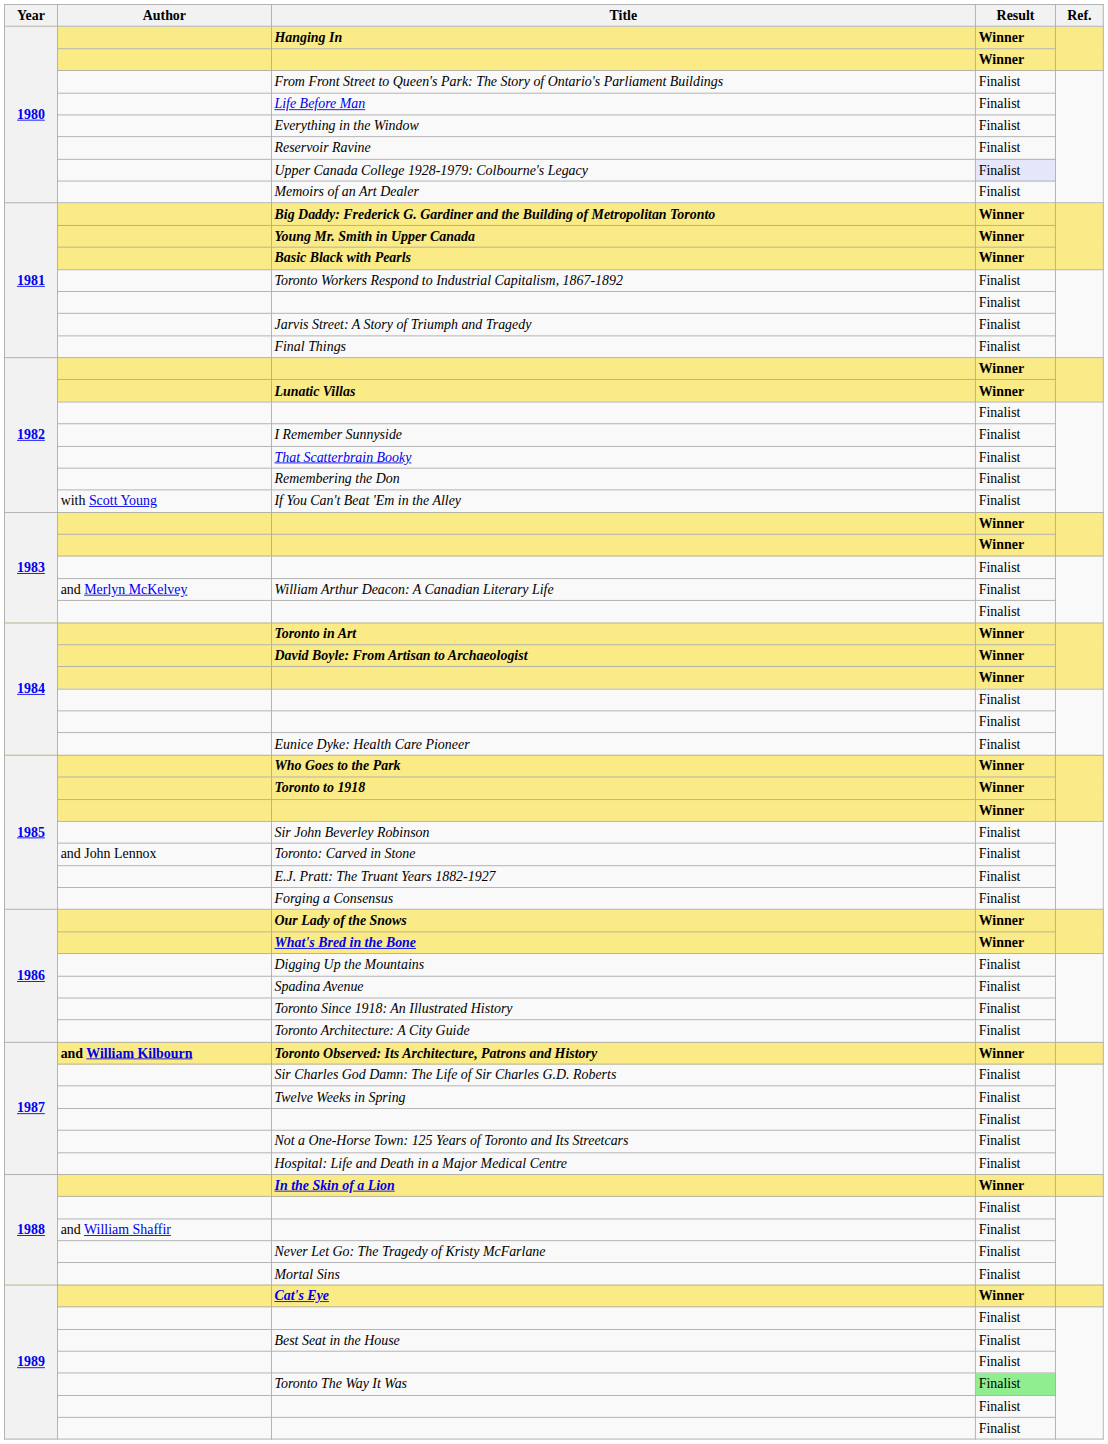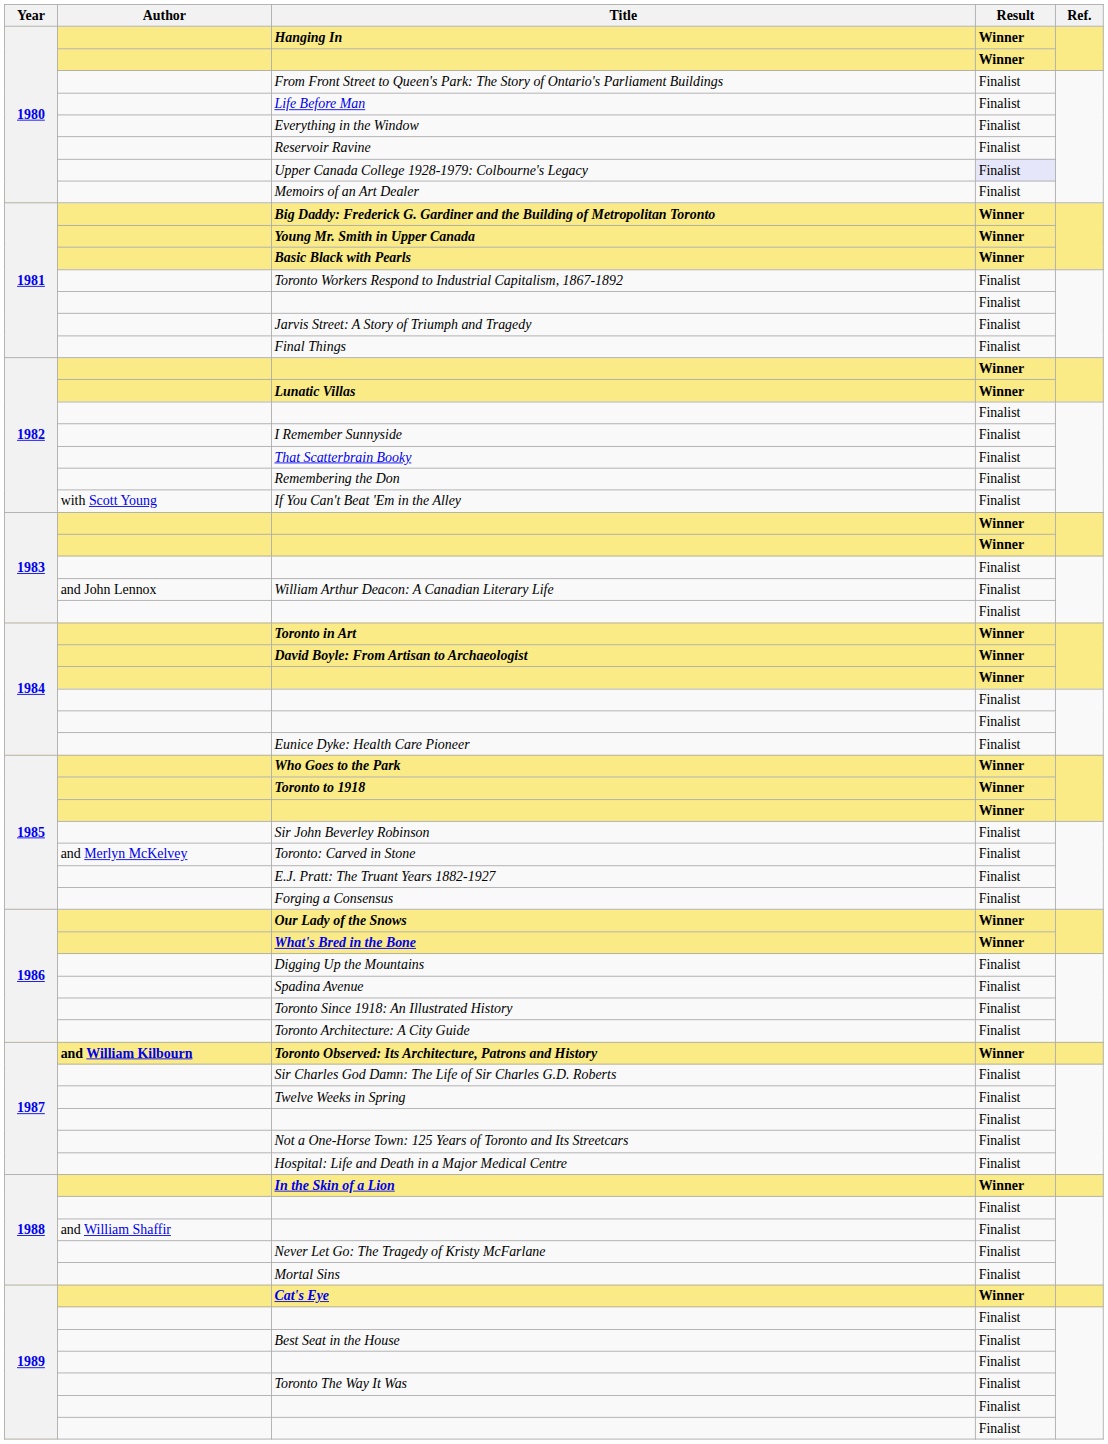(124, 589) and Merlyn McKelvey -> (109, 589) and John Lennox
(109, 854) and John Lennox -> (124, 854) and Merlyn McKelvey
(1000, 1384) lightgreen background -> (1000, 1384) no background
